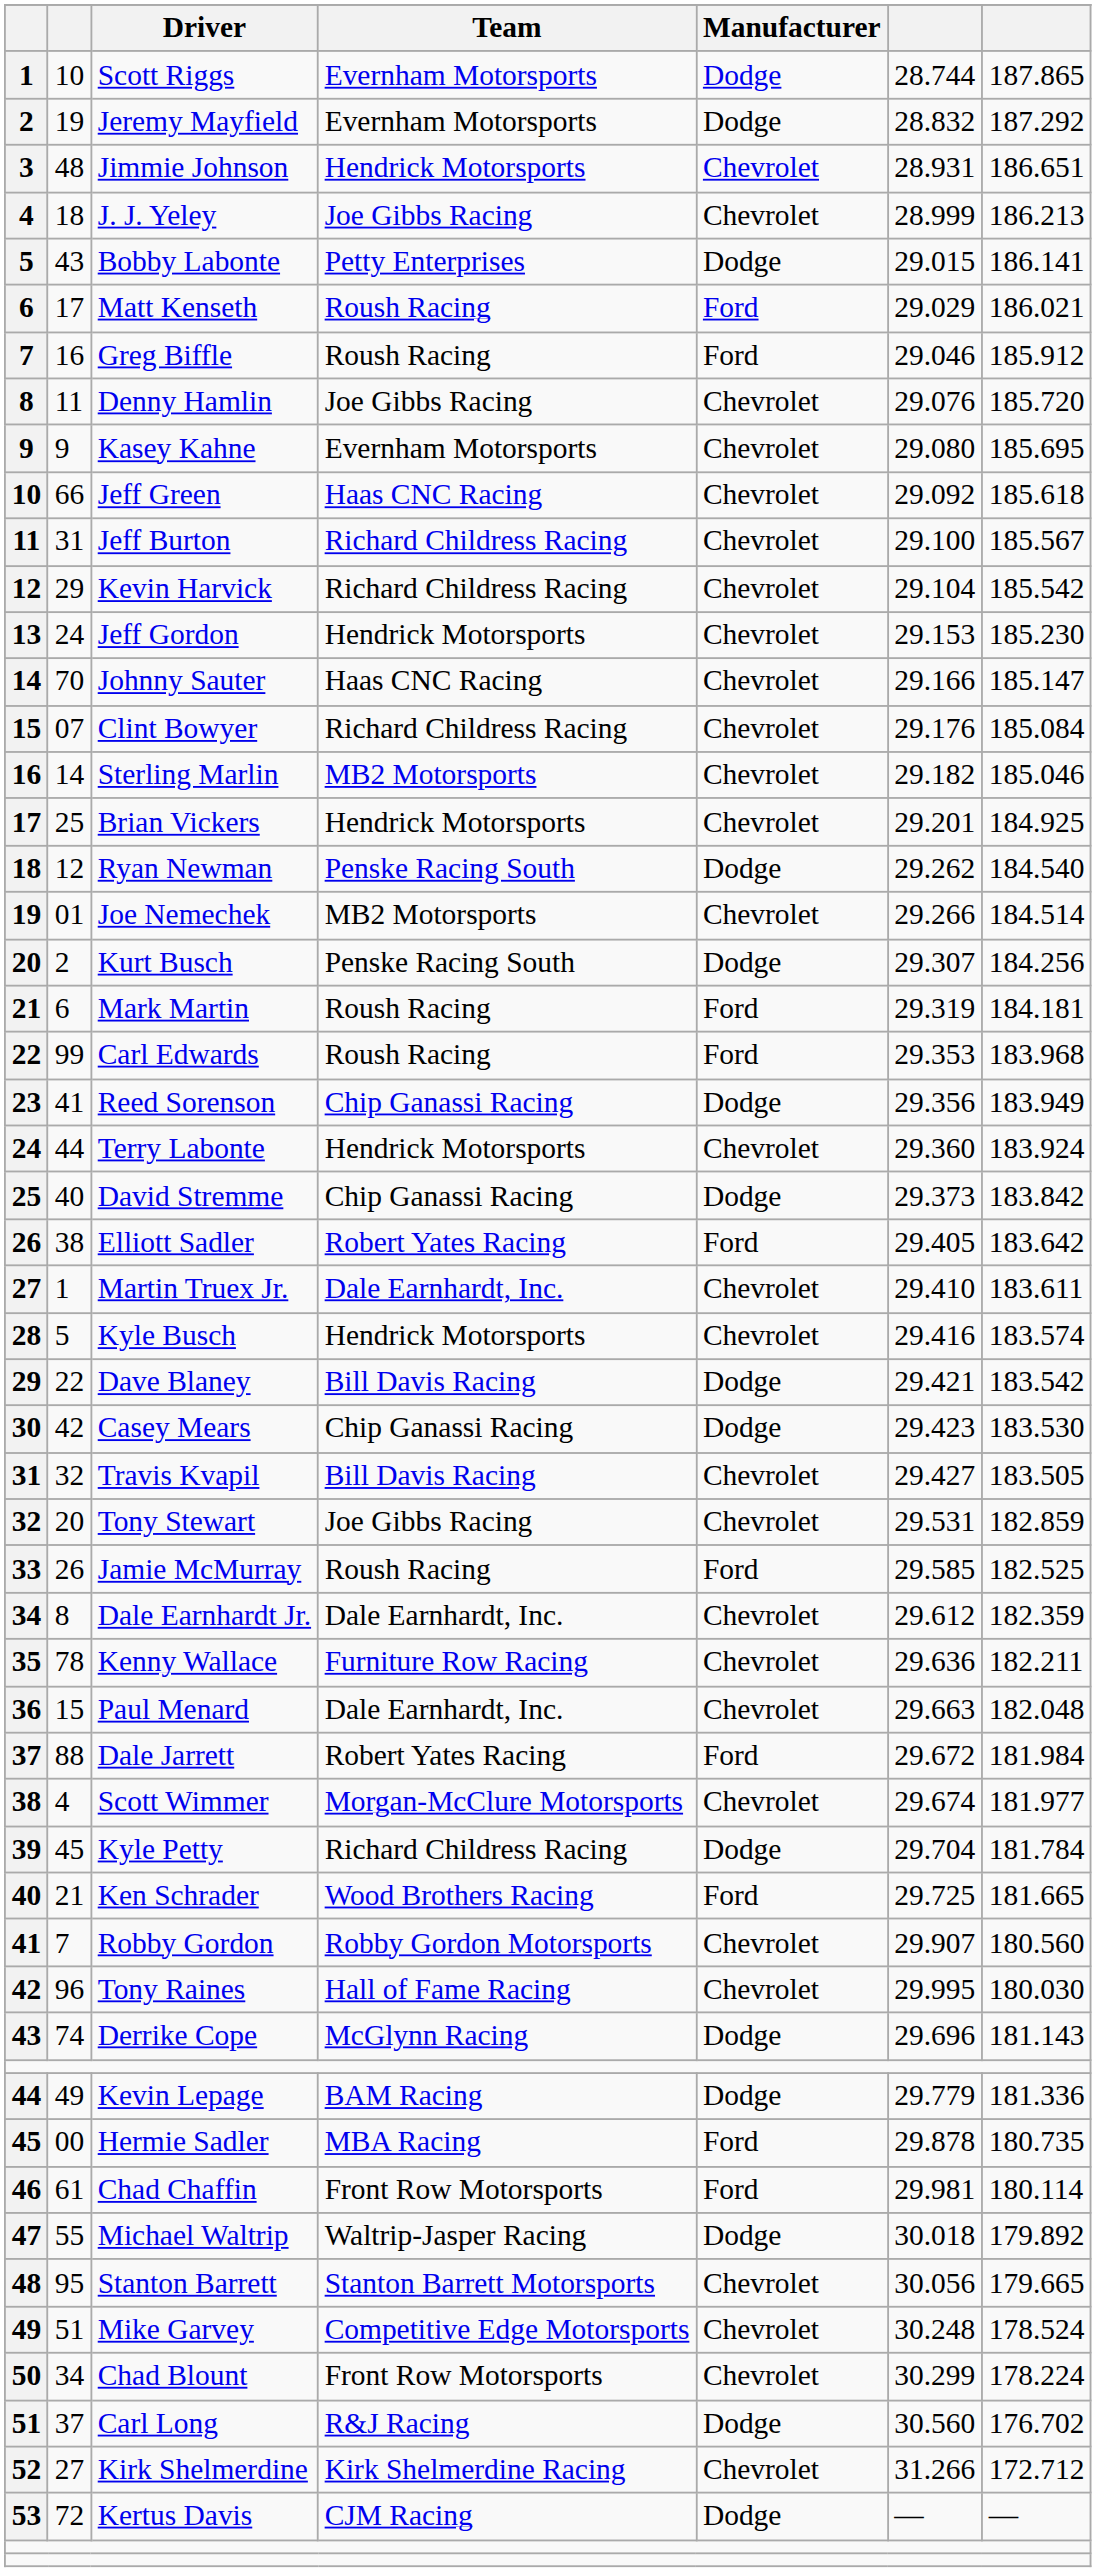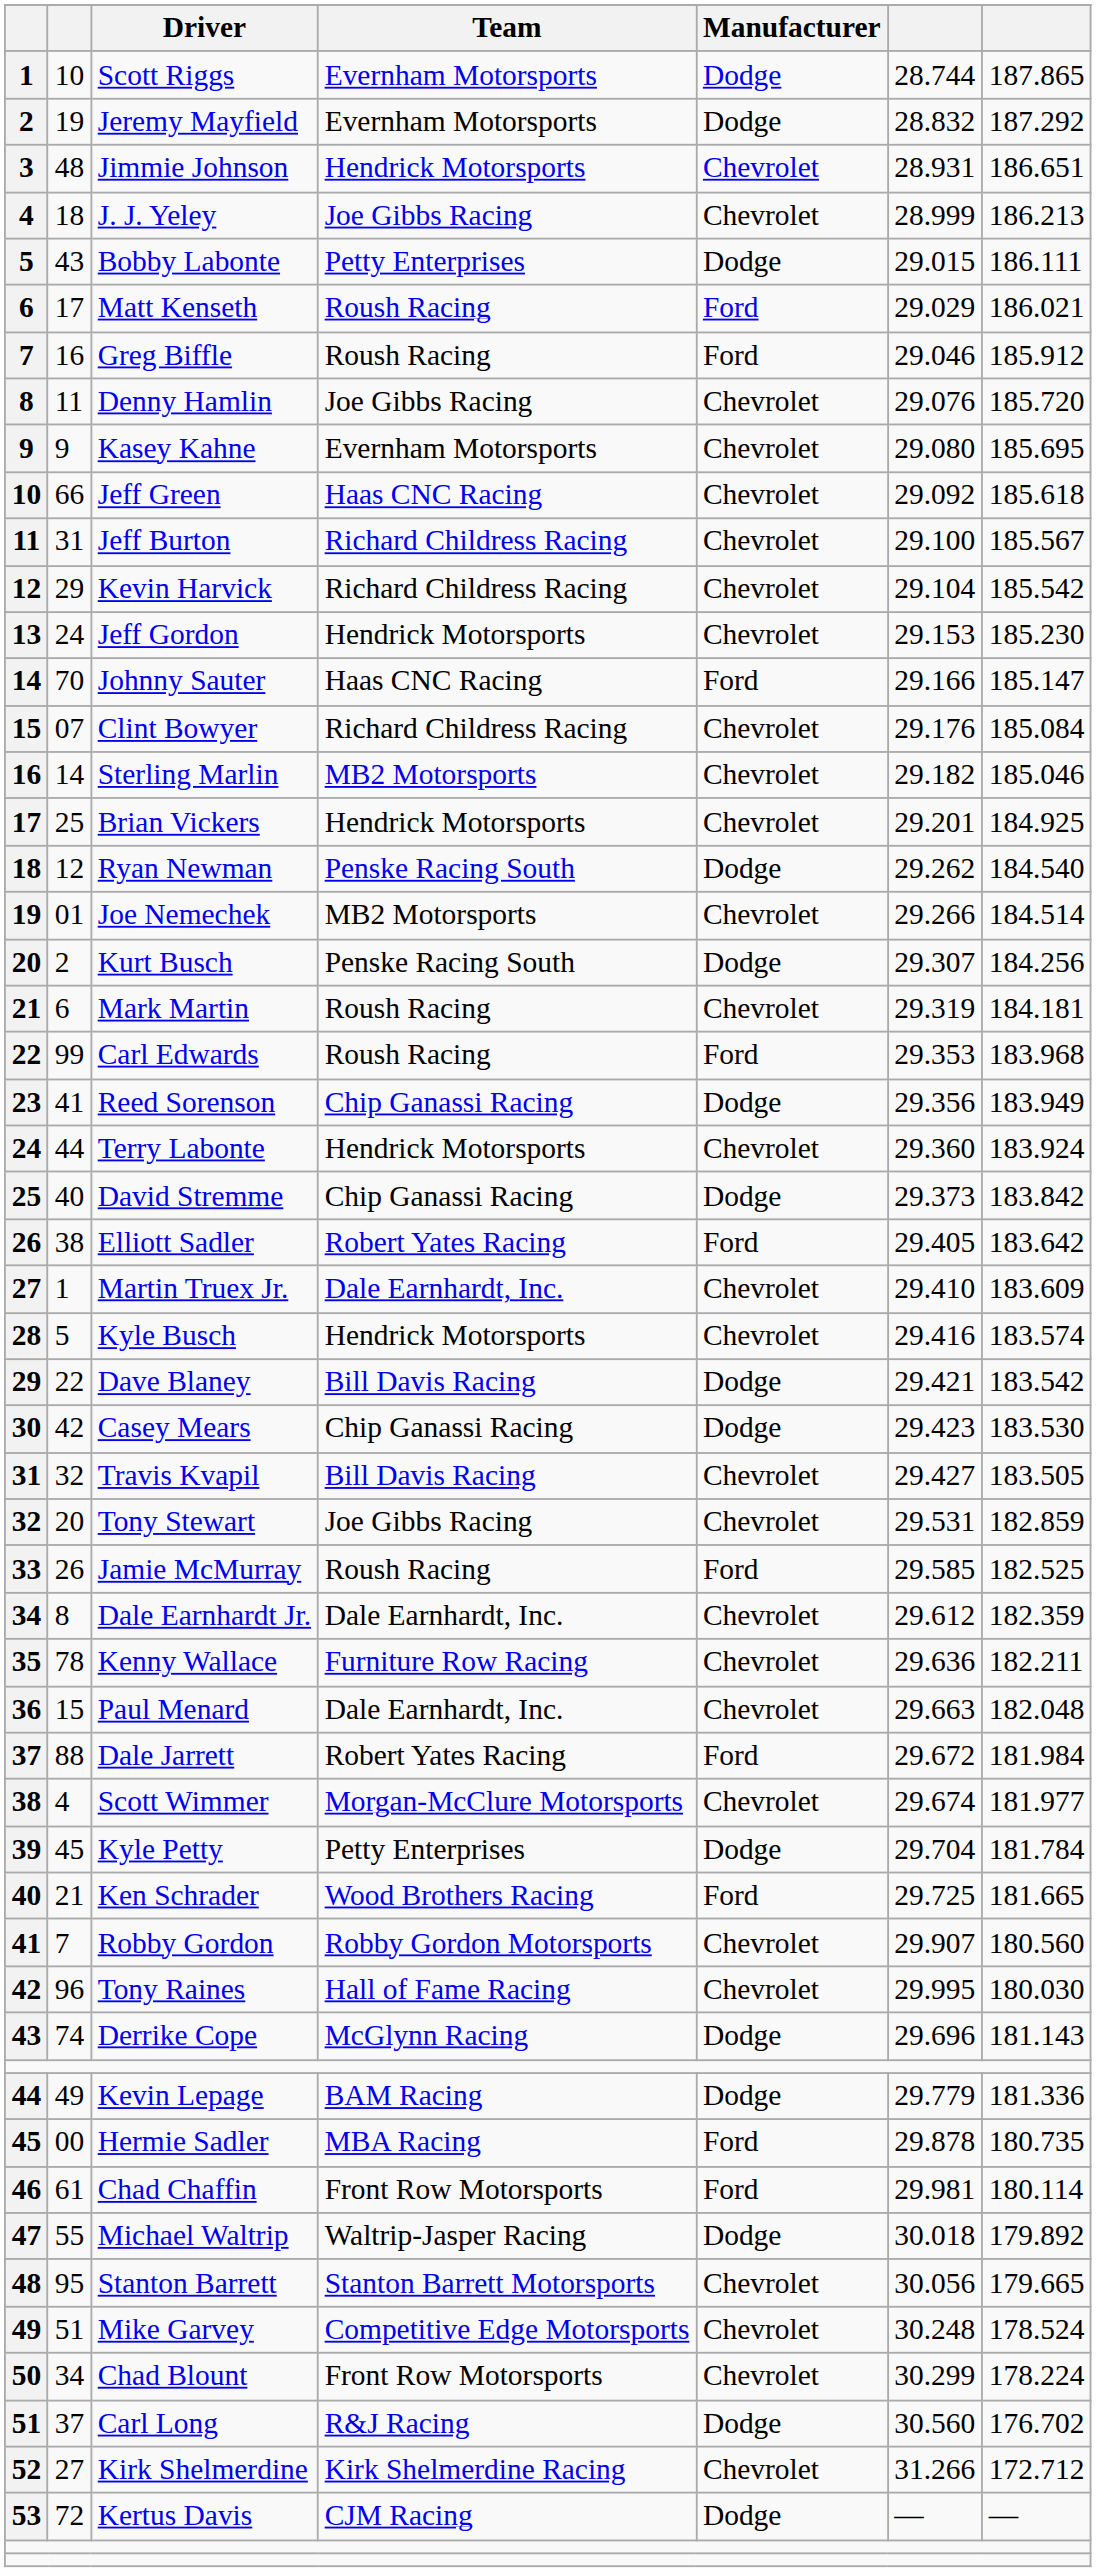(1037, 261) 186.141 -> (1035, 261) 186.111
(761, 681) Chevrolet -> (731, 681) Ford
(731, 1008) Ford -> (761, 1008) Chevrolet
(1036, 1288) 183.611 -> (1037, 1288) 183.609
(476, 1848) Richard Childress Racing -> (425, 1848) Petty Enterprises
